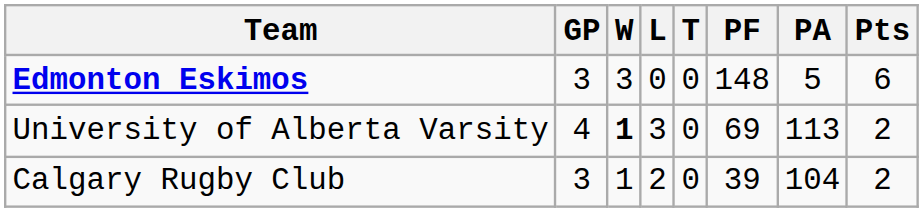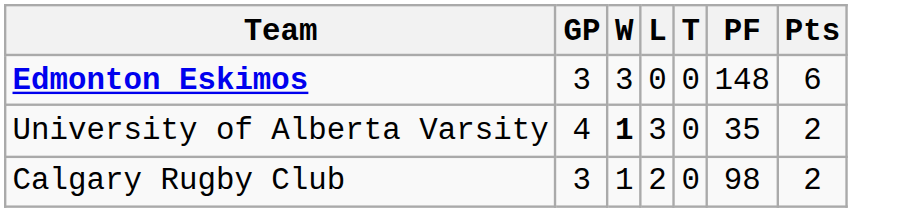- column: (812, 30)
(742, 131) 69 -> (742, 131) 35
(742, 181) 39 -> (742, 181) 98
